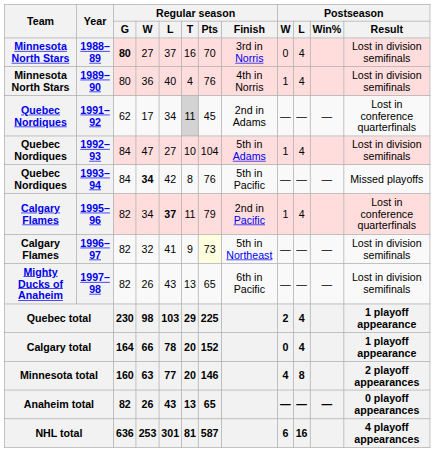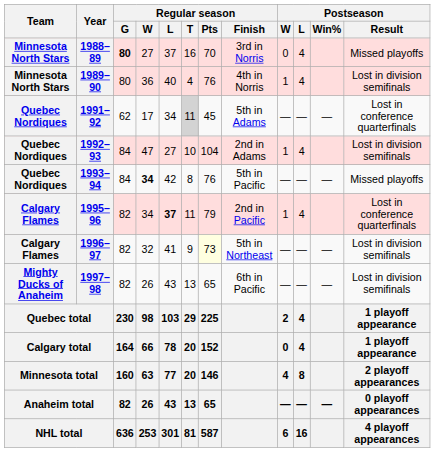(387, 53) Lost in division semifinals -> (387, 53) Missed playoffs
(249, 116) 2nd in Adams -> (249, 116) 5th in Adams
(249, 151) 5th in Adams -> (249, 151) 2nd in Adams
